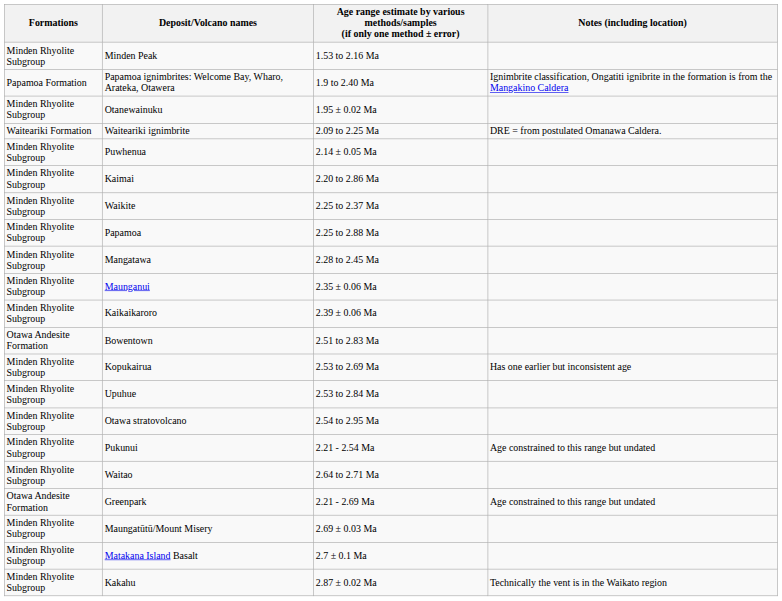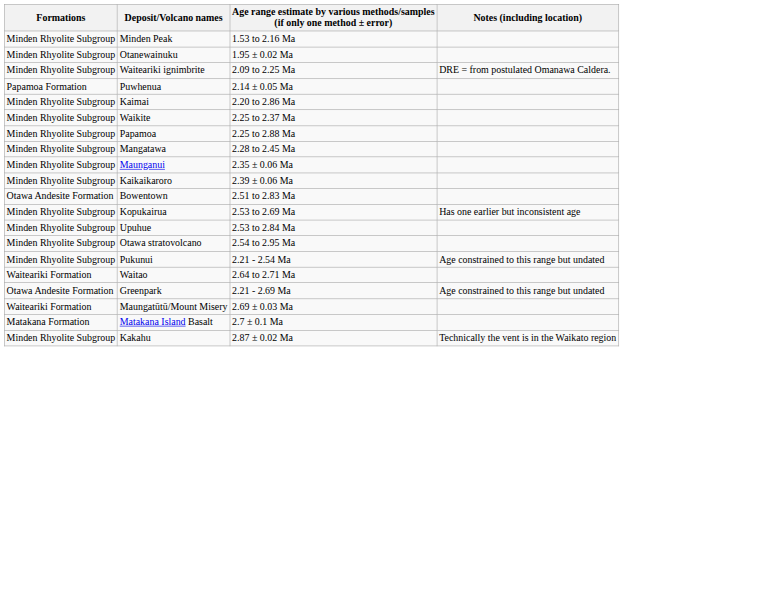- row: (194, 82)
(49, 131) Waiteariki Formation -> (61, 70) Minden Rhyolite Subgroup
(40, 152) Minden Rhyolite Subgroup -> (47, 86) Papamoa Formation
(40, 475) Minden Rhyolite Subgroup -> (49, 275) Waiteariki Formation
(40, 528) Minden Rhyolite Subgroup -> (49, 306) Waiteariki Formation
(40, 555) Minden Rhyolite Subgroup -> (48, 322) Matakana Formation
